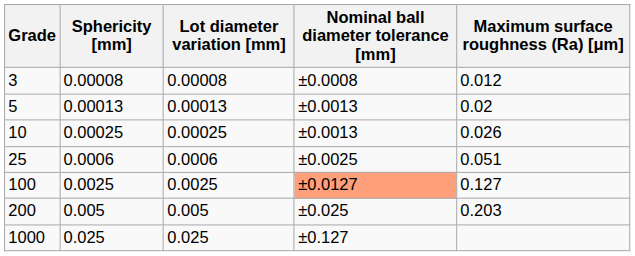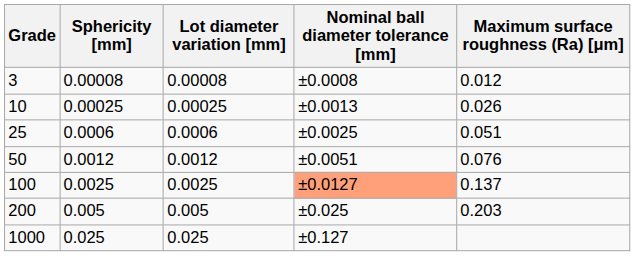- row: (13, 106)
+ row: (17, 159)
(481, 185) 0.127 -> (481, 185) 0.137
